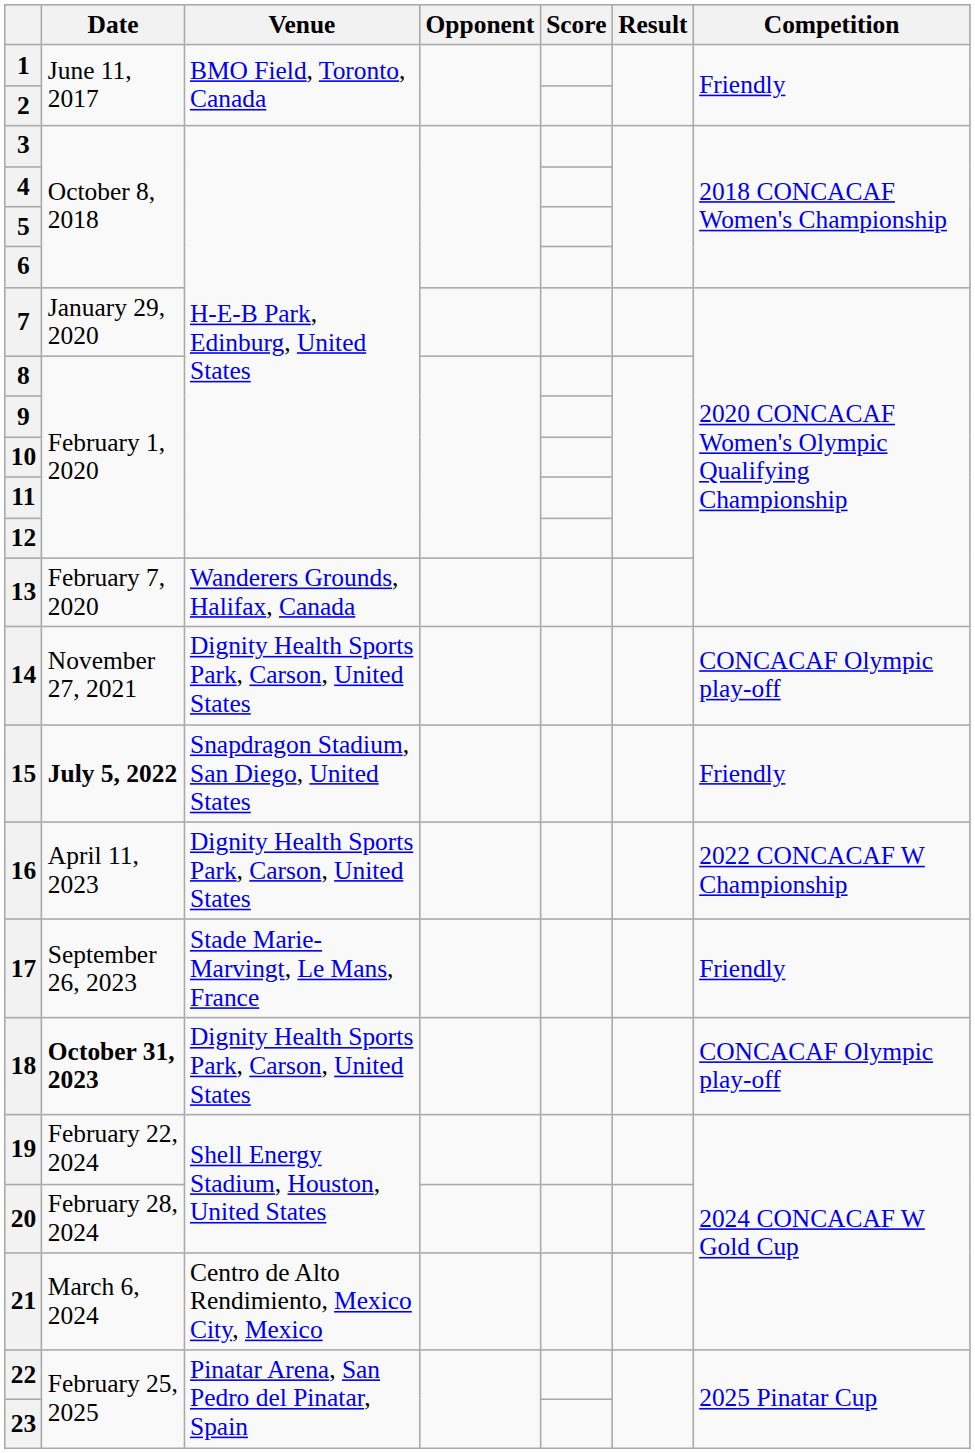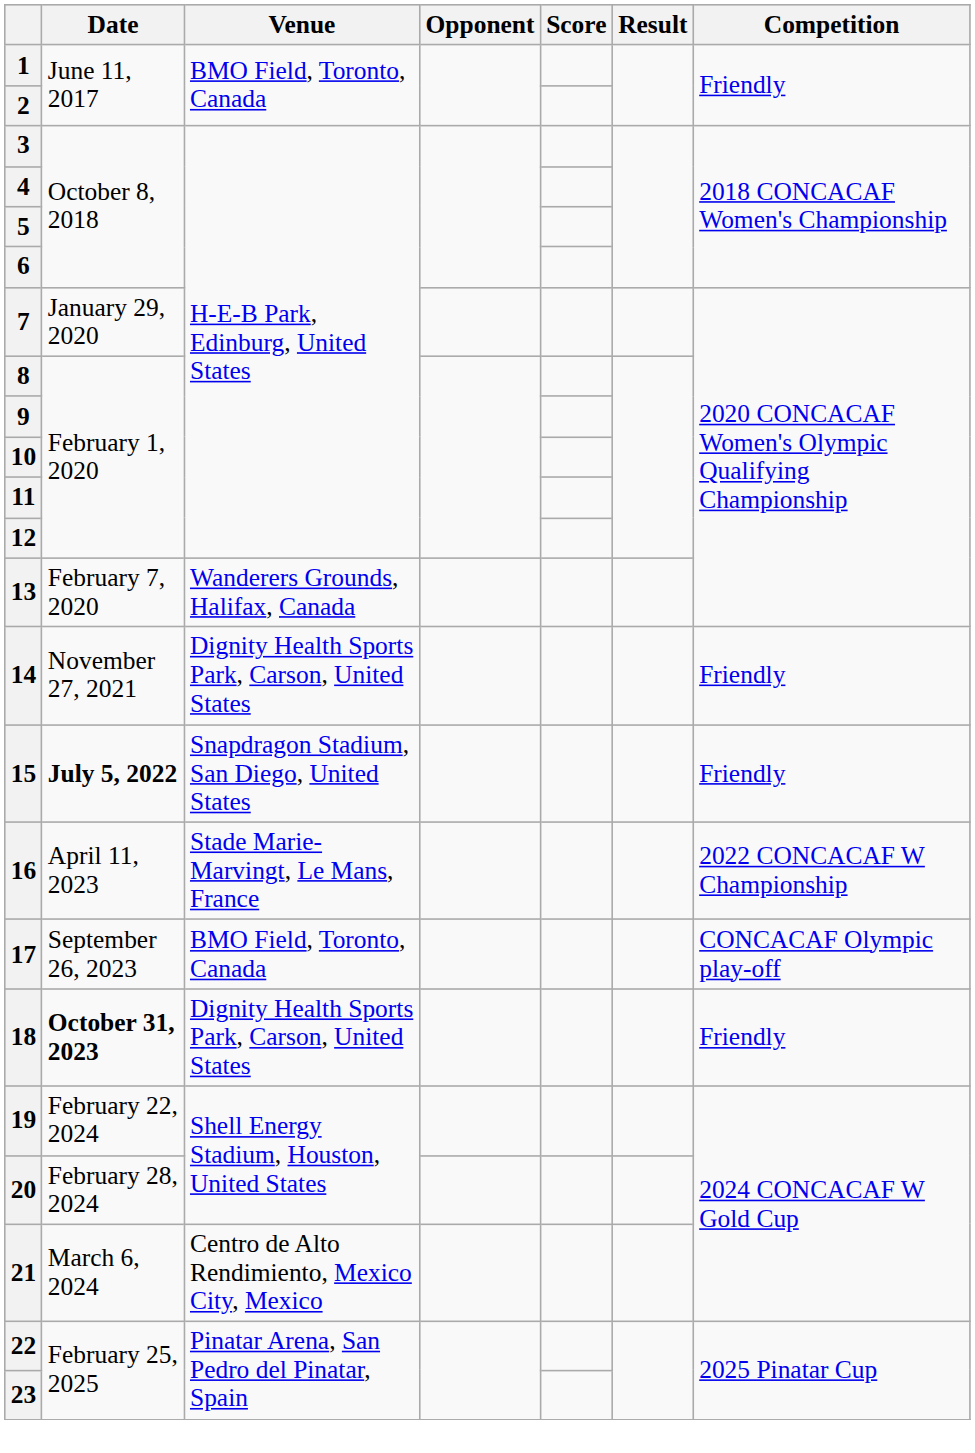(816, 675) CONCACAF Olympic play-off -> (742, 675) Friendly
(302, 870) Dignity Health Sports Park, Carson, United States -> (292, 870) Stade Marie-Marvingt, Le Mans, France
(292, 968) Stade Marie-Marvingt, Le Mans, France -> (298, 953) BMO Field, Toronto, Canada
(742, 968) Friendly -> (816, 953) CONCACAF Olympic play-off
(816, 1065) CONCACAF Olympic play-off -> (742, 1037) Friendly
